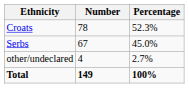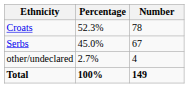columns swapped: (103, 12) <-> (157, 12)
